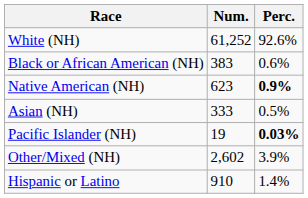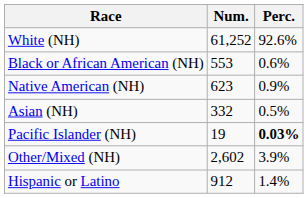(222, 63) 383 -> (222, 63) 553
(275, 87) bold -> (274, 87) normal
(222, 110) 333 -> (222, 110) 332
(222, 181) 910 -> (222, 181) 912
